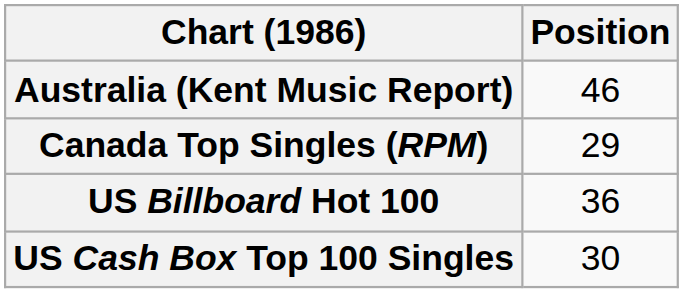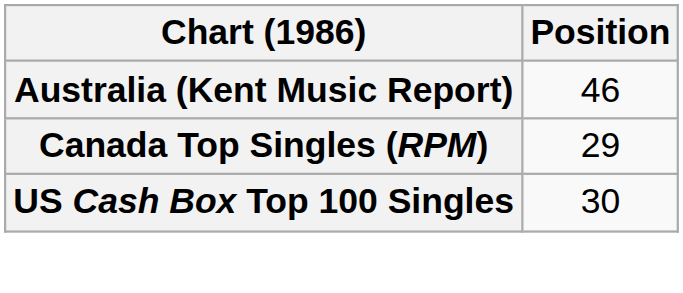- row: (264, 201)
